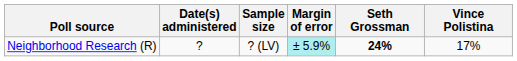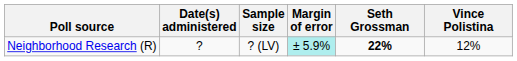(380, 46) 24% -> (380, 46) 22%
(468, 46) 17% -> (468, 46) 12%
